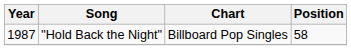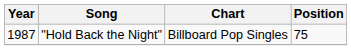(301, 34) 58 -> (301, 34) 75
